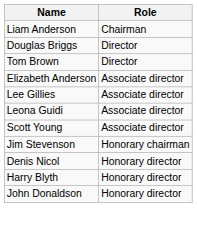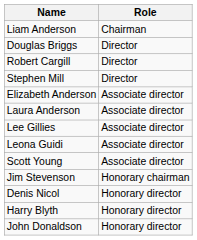- row: (33, 62)
+ row: (39, 62)
+ row: (35, 78)
+ row: (43, 111)
